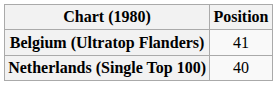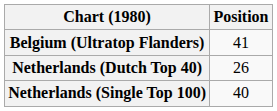+ row: (107, 67)
